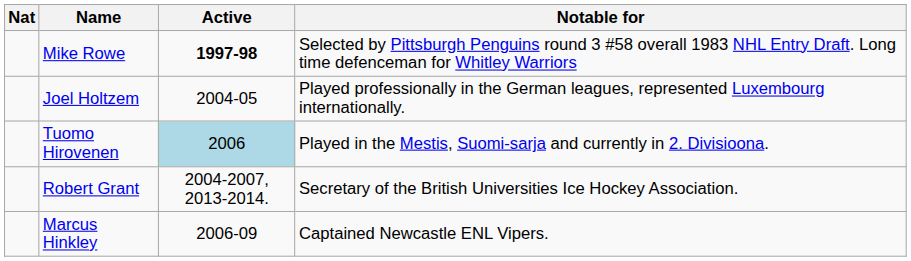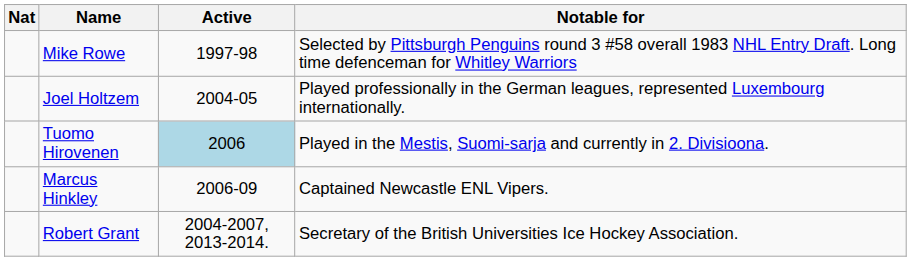(227, 53) bold -> (227, 53) normal
rows swapped: (91, 188) <-> (70, 233)
